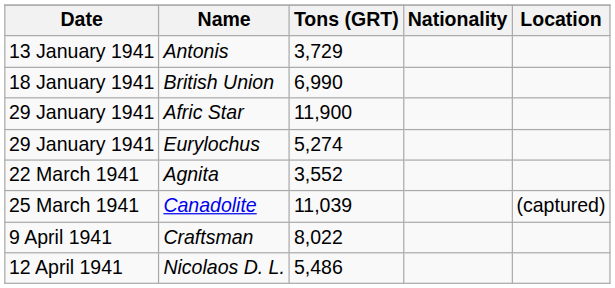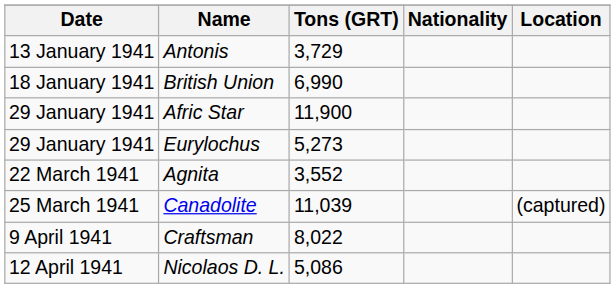(318, 144) 5,274 -> (318, 144) 5,273
(318, 268) 5,486 -> (318, 268) 5,086
